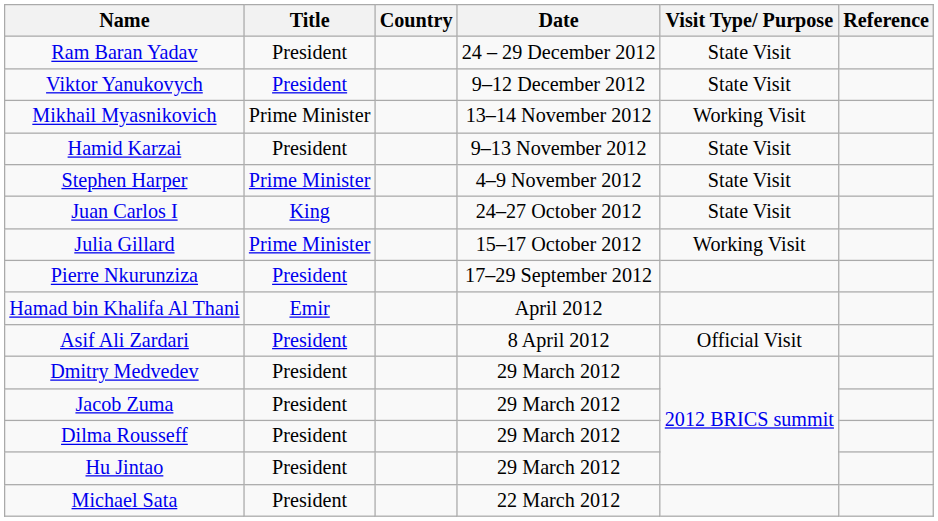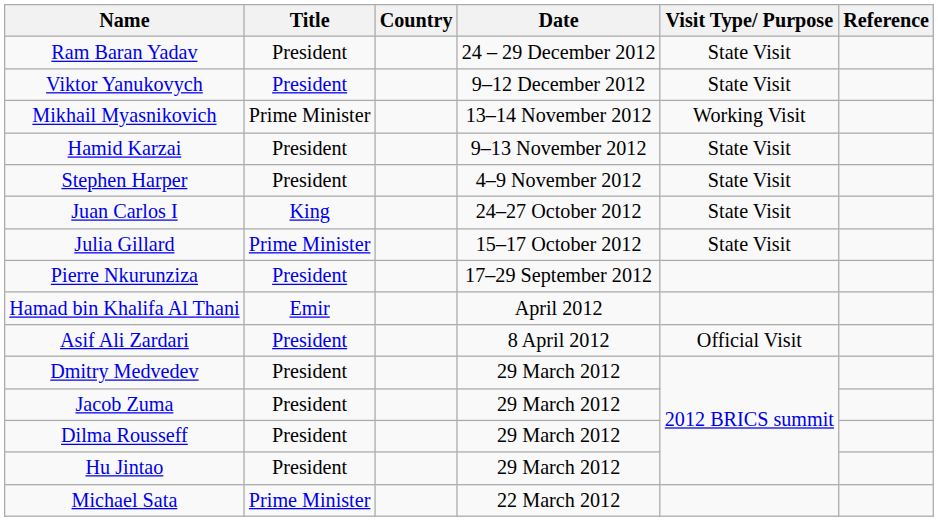(310, 180) Prime Minister -> (310, 180) President
(749, 244) Working Visit -> (749, 244) State Visit
(310, 500) President -> (310, 500) Prime Minister
